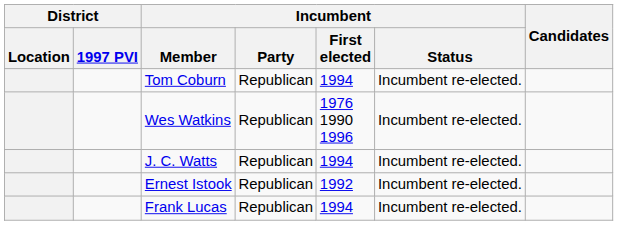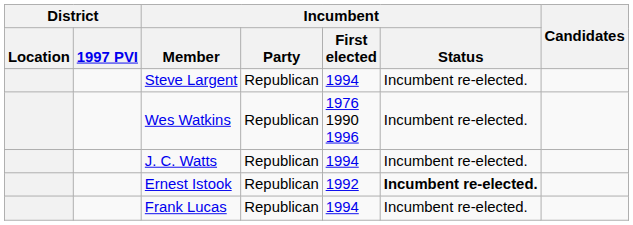+ row: (191, 80)
- row: (185, 80)
(450, 184) normal -> (461, 184) bold
